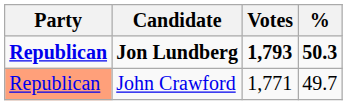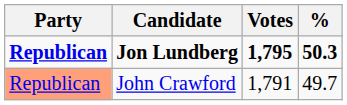(270, 52) 1,793 -> (270, 52) 1,795
(270, 83) 1,771 -> (270, 83) 1,791
